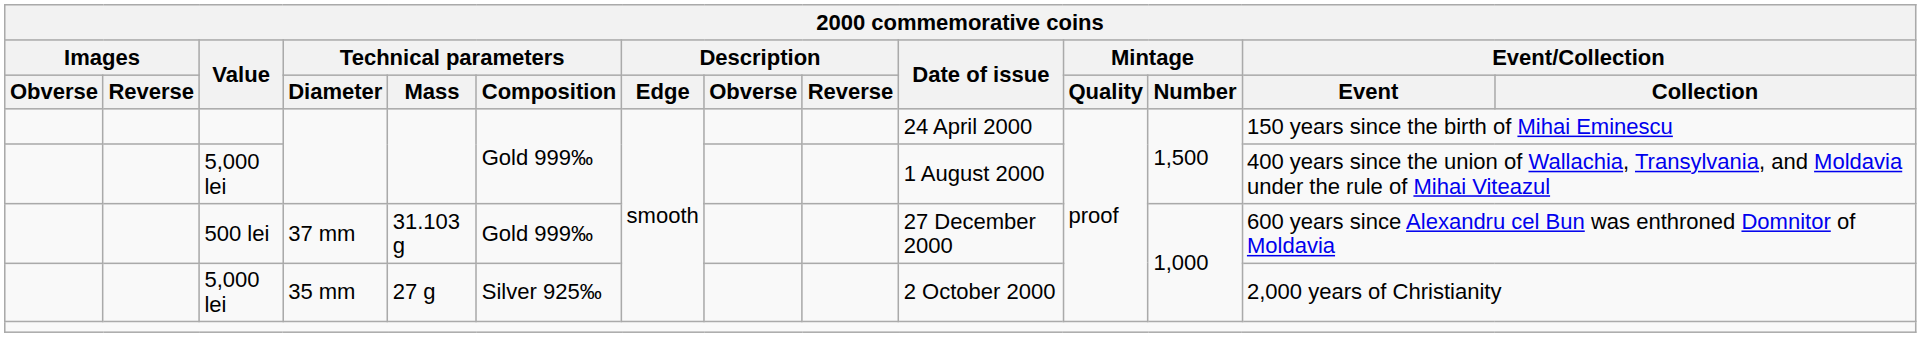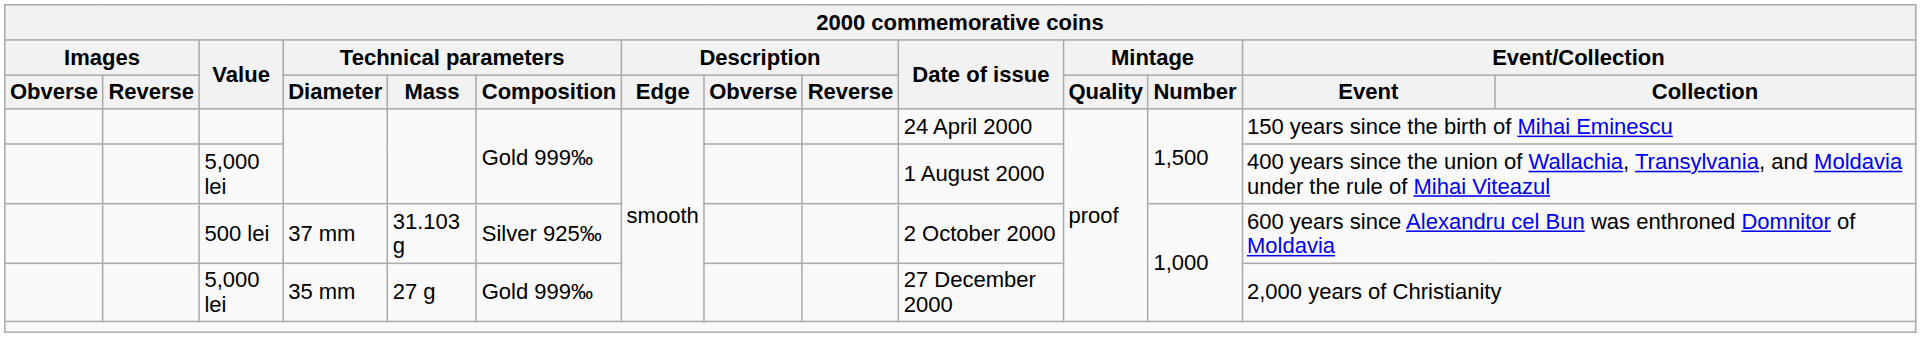(537, 233) Gold 999‰ -> (542, 233) Silver 925‰
(970, 233) 27 December 2000 -> (980, 233) 2 October 2000
(542, 293) Silver 925‰ -> (537, 293) Gold 999‰
(980, 293) 2 October 2000 -> (970, 293) 27 December 2000
